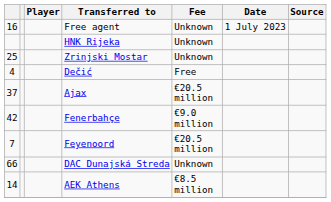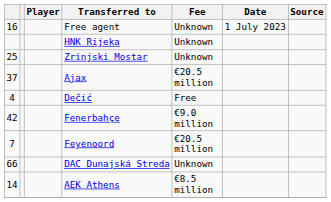rows swapped: (78, 72) <-> (75, 92)
